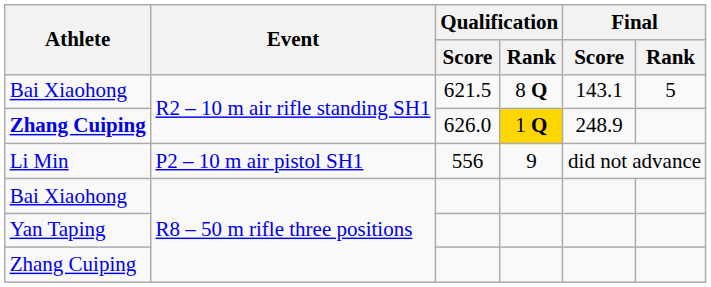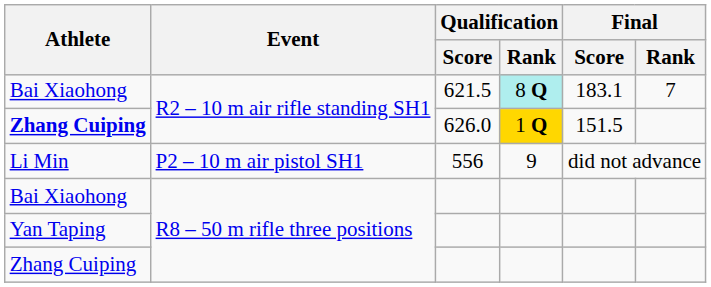(531, 91) no background -> (531, 91) paleturquoise background
(599, 91) 143.1 -> (599, 91) 183.1
(671, 91) 5 -> (671, 91) 7
(599, 126) 248.9 -> (599, 126) 151.5
